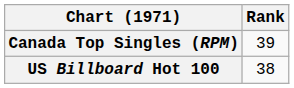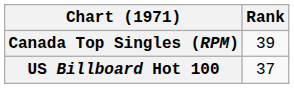(266, 70) 38 -> (266, 70) 37
